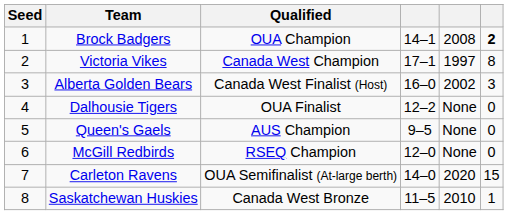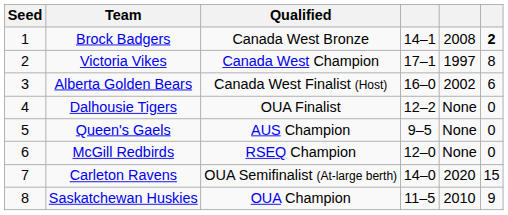(301, 38) OUA Champion -> (301, 38) Canada West Bronze
(491, 84) 3 -> (491, 84) 6
(301, 198) Canada West Bronze -> (301, 198) OUA Champion
(491, 198) 1 -> (491, 198) 9
